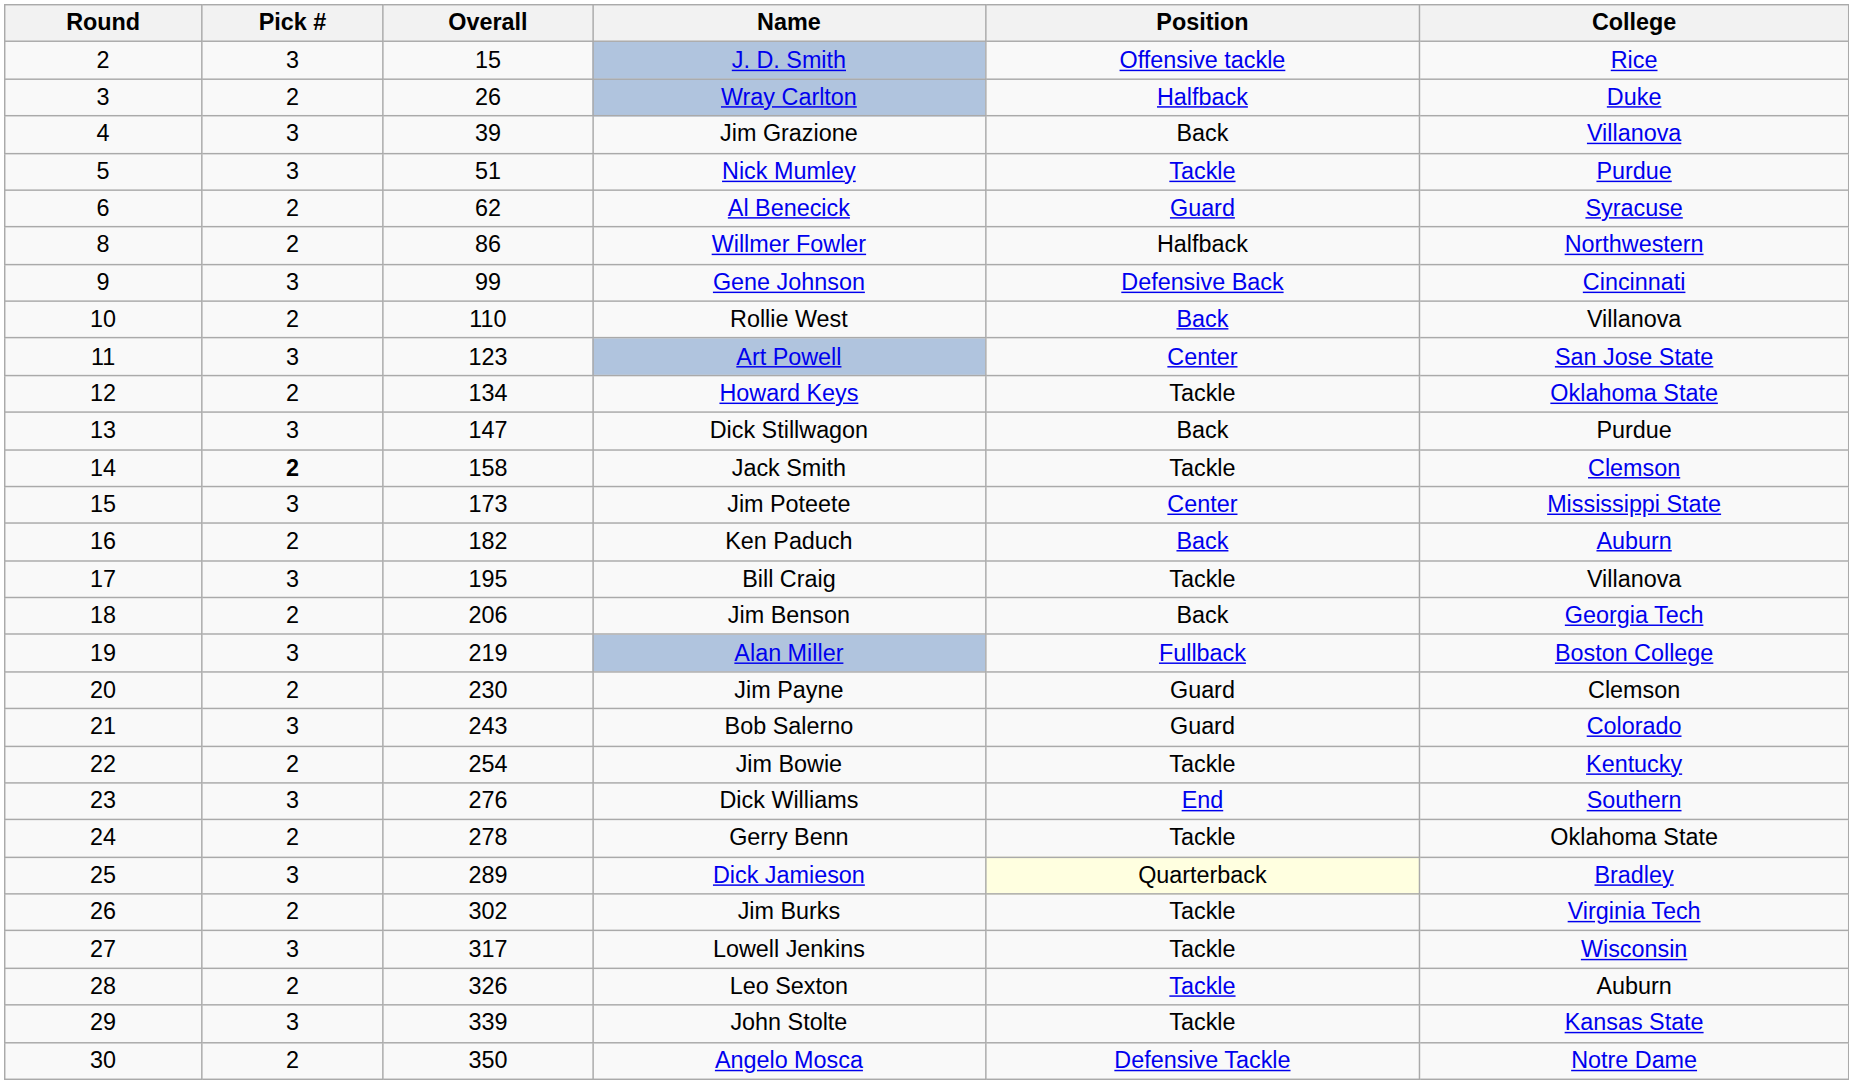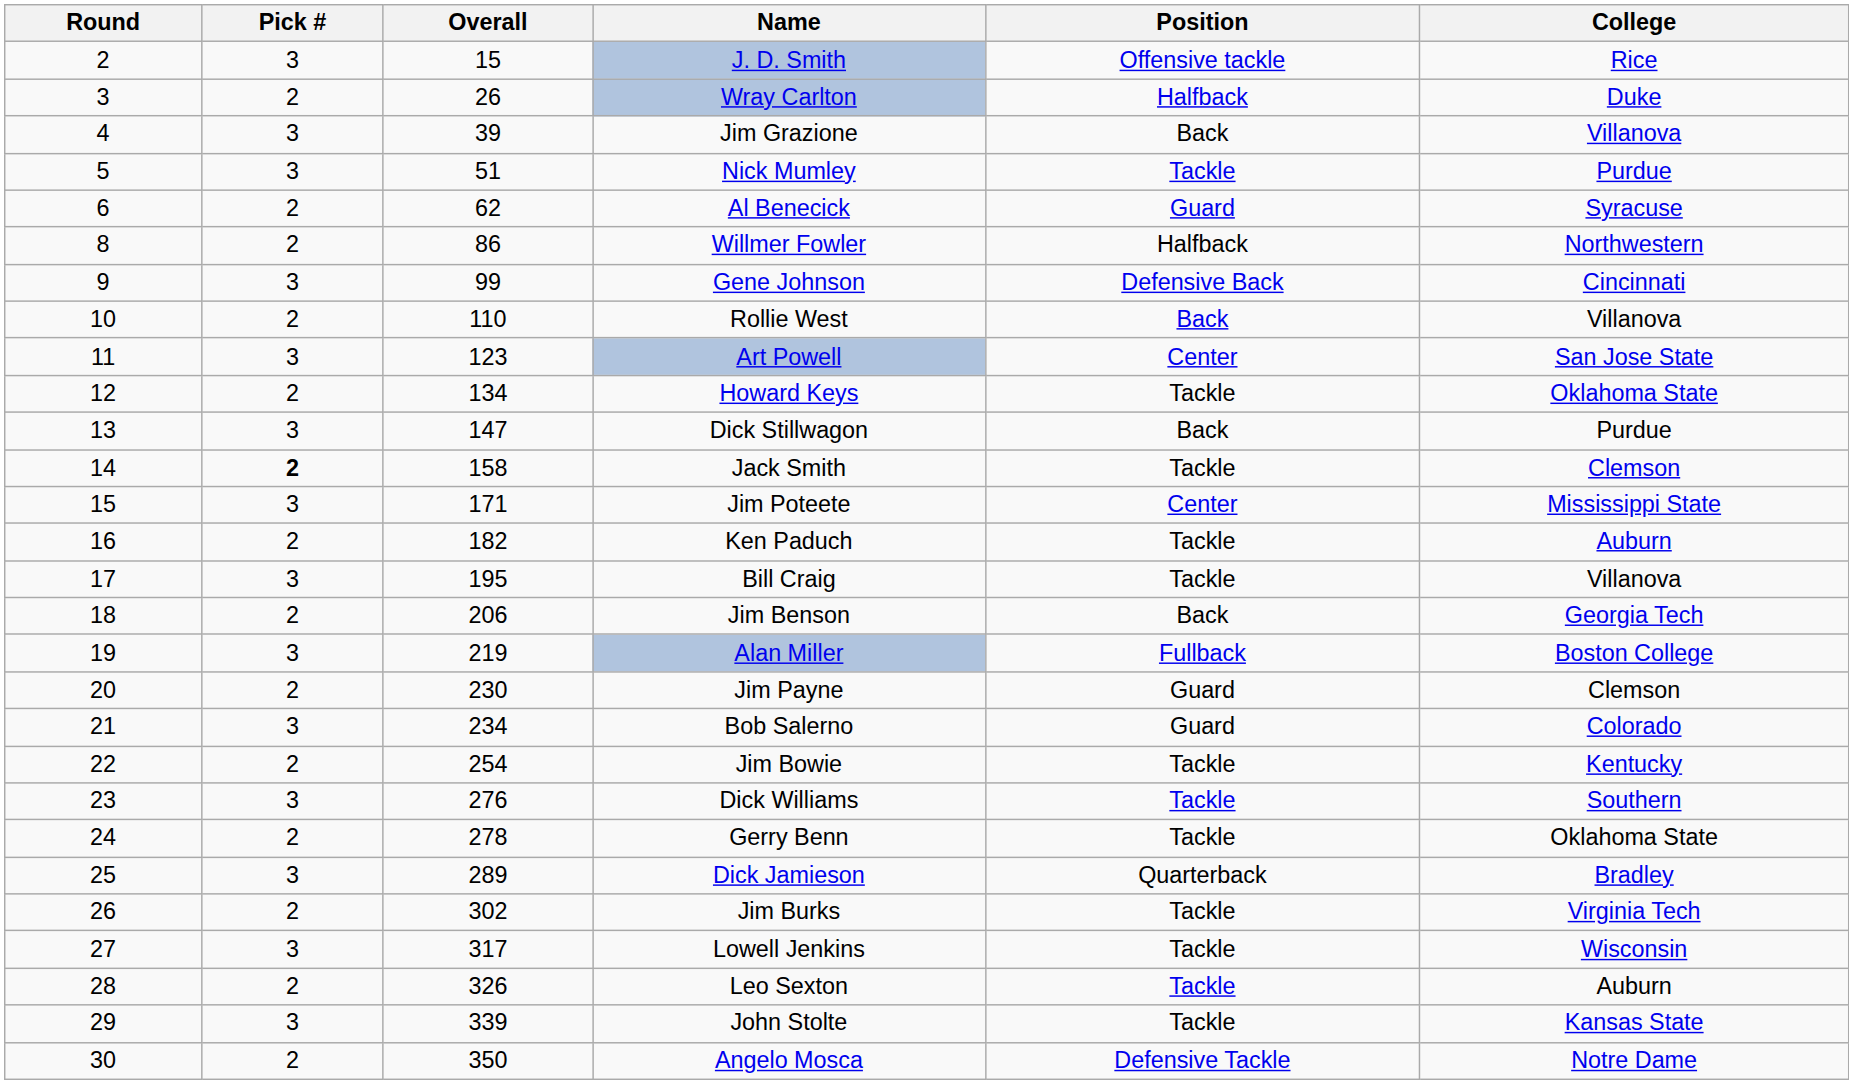(488, 504) 173 -> (488, 504) 171
(1202, 541) Back -> (1202, 541) Tackle
(488, 726) 243 -> (488, 726) 234
(1202, 801) End -> (1202, 801) Tackle
(1202, 875) lightyellow background -> (1202, 875) no background
